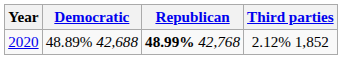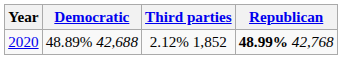columns swapped: (193, 17) <-> (290, 17)
